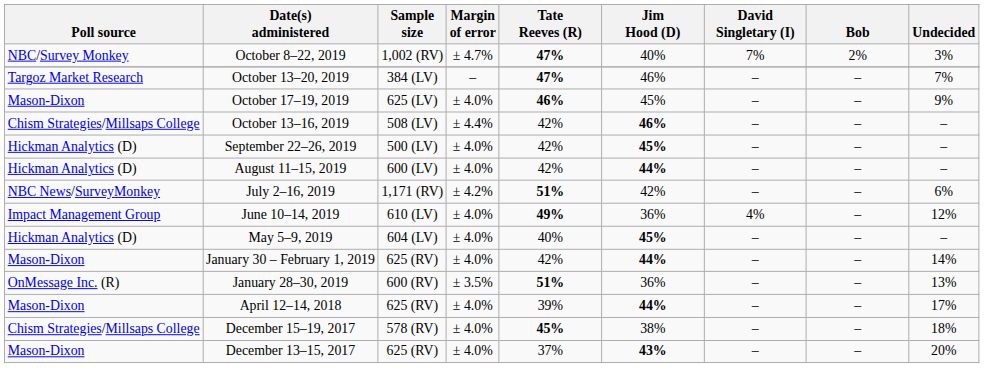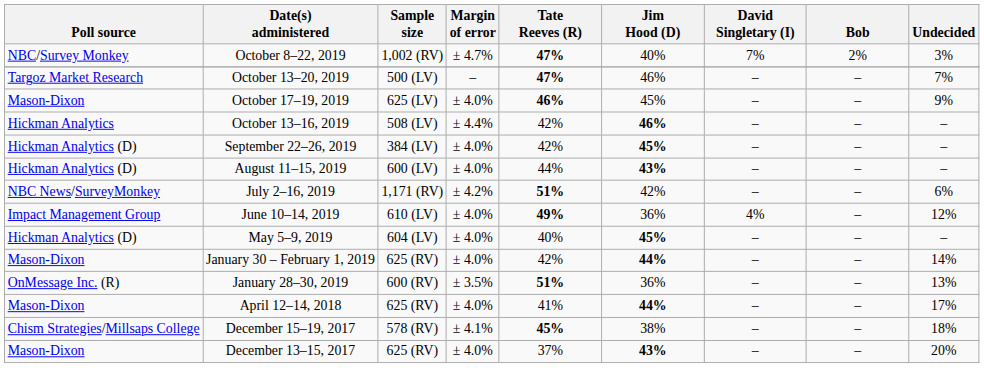(412, 78) 384 (LV) -> (412, 78) 500 (LV)
(104, 123) Chism Strategies/Millsaps College -> (61, 123) Hickman Analytics
(412, 146) 500 (LV) -> (412, 146) 384 (LV)
(550, 169) 42% -> (550, 169) 44%
(653, 169) 44% -> (653, 169) 43%
(550, 306) 39% -> (550, 306) 41%
(473, 329) ± 4.0% -> (473, 329) ± 4.1%
